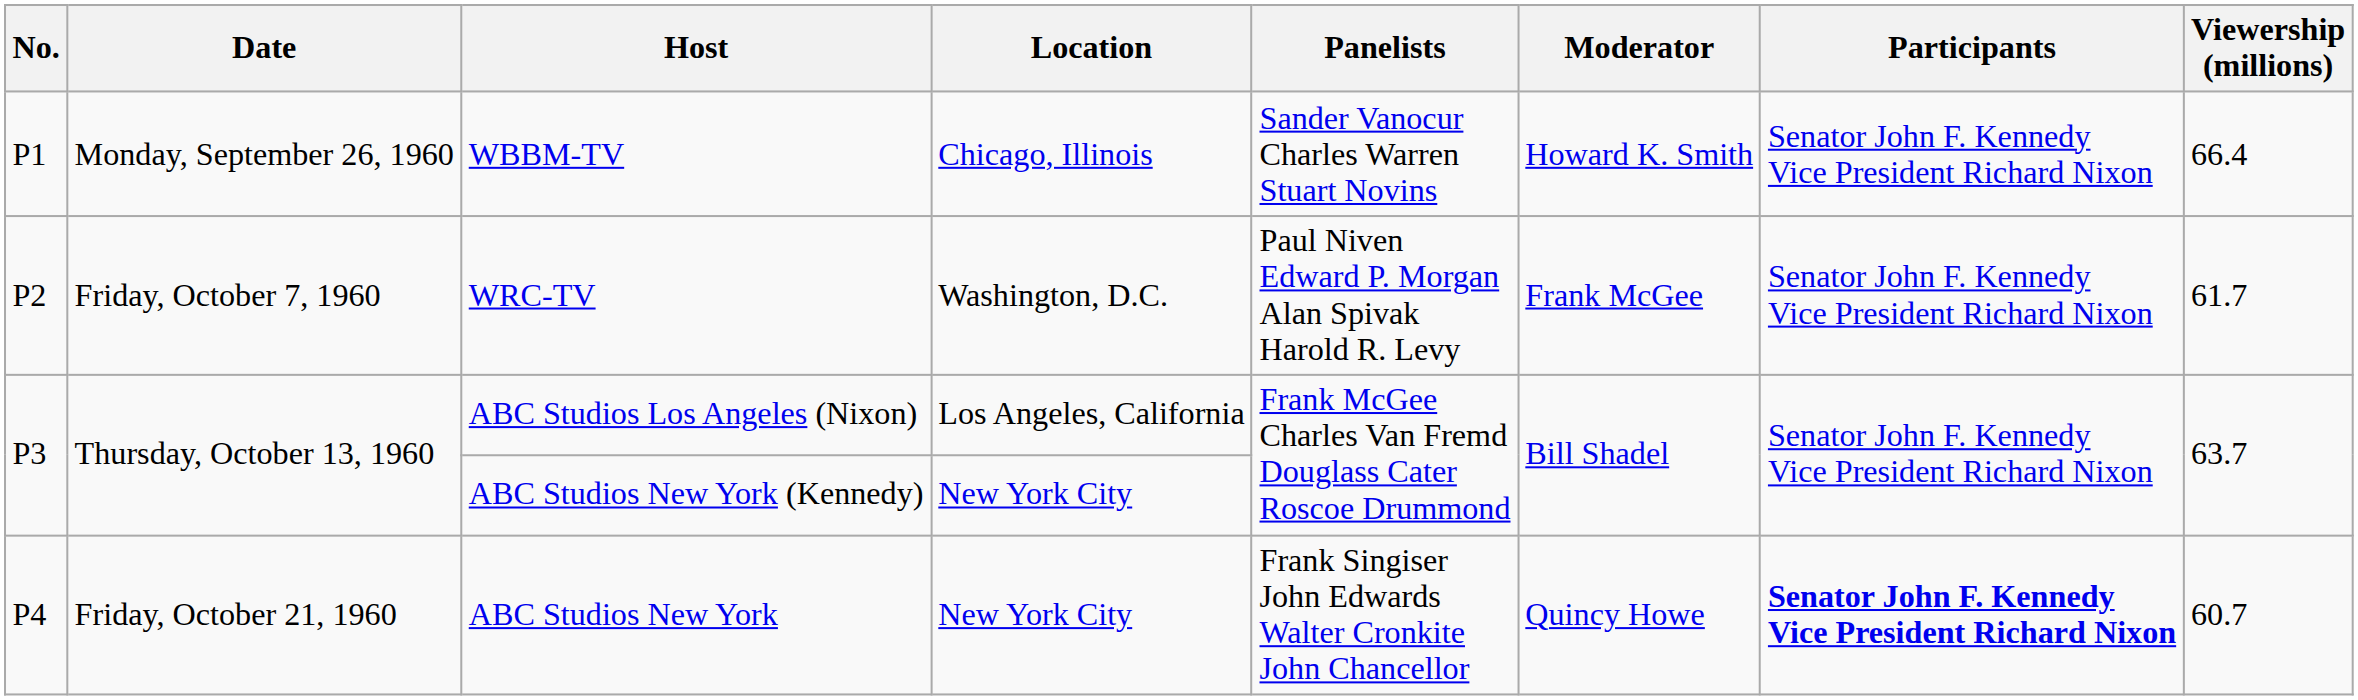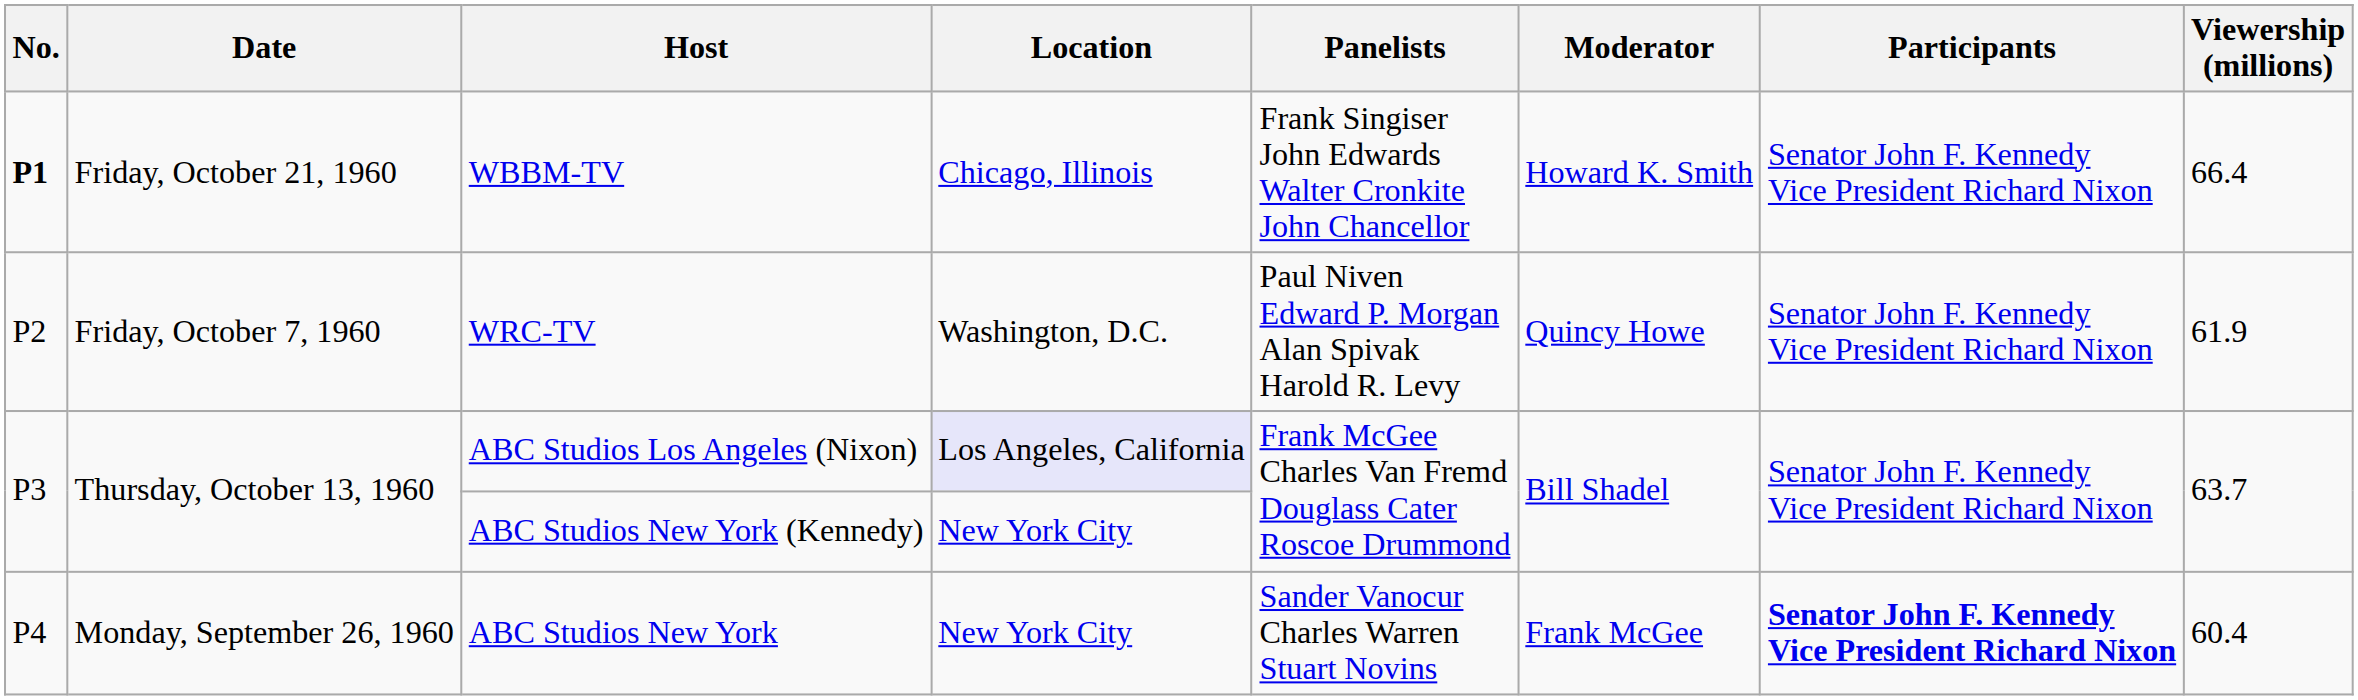(29, 153) normal -> (30, 171) bold
(264, 153) Monday, September 26, 1960 -> (236, 171) Friday, October 21, 1960
(1361, 153) Sander Vanocur Charles Warren Stuart Novins -> (1364, 171) Frank Singiser John Edwards Walter Cronkite John Chancellor
(1614, 294) Frank McGee -> (1615, 330) Quincy Howe
(2219, 294) 61.7 -> (2219, 330) 61.9
(1091, 414) no background -> (1091, 450) lavender background
(236, 613) Friday, October 21, 1960 -> (264, 631) Monday, September 26, 1960
(1364, 613) Frank Singiser John Edwards Walter Cronkite John Chancellor -> (1361, 631) Sander Vanocur Charles Warren Stuart Novins
(1615, 613) Quincy Howe -> (1614, 631) Frank McGee
(2219, 613) 60.7 -> (2219, 631) 60.4
